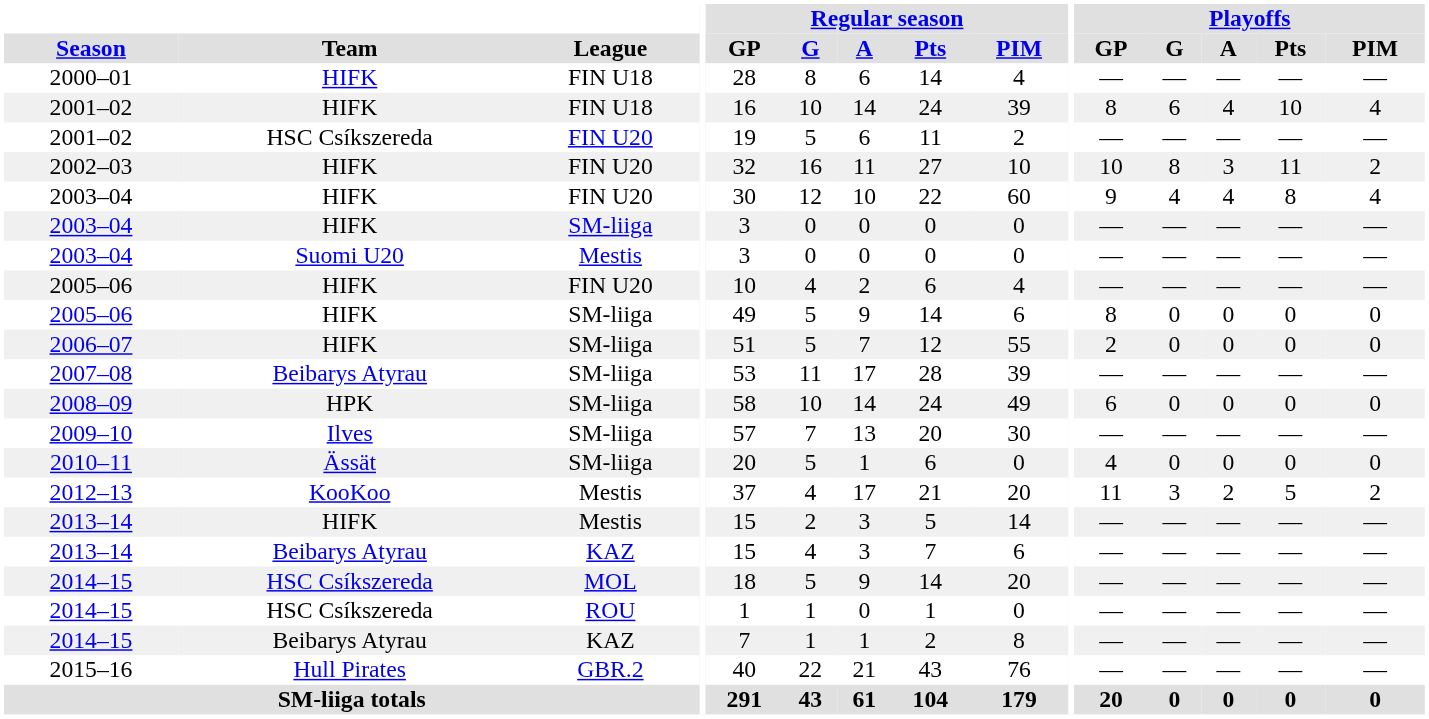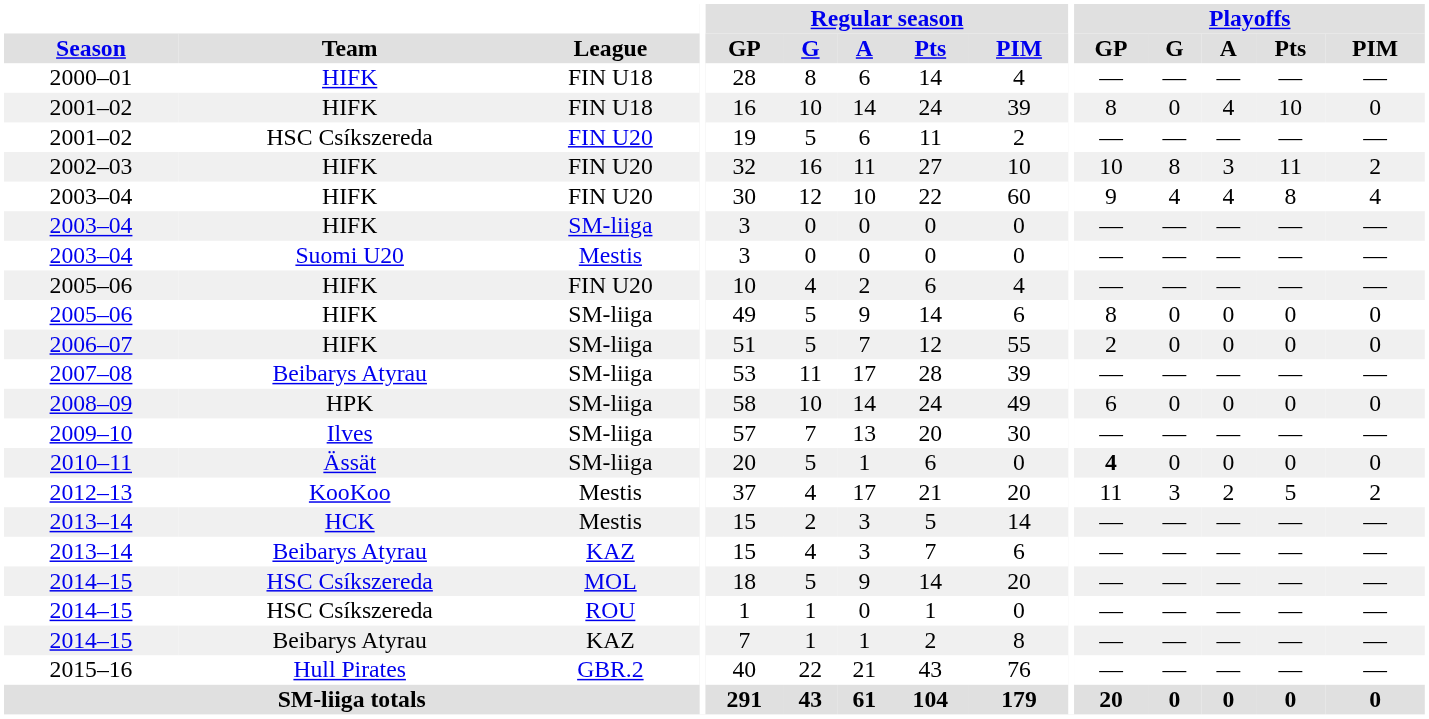(1174, 107) 6 -> (1174, 107) 0
(1375, 107) 4 -> (1375, 107) 0
(1111, 462) normal -> (1111, 462) bold
(350, 521) HIFK -> (350, 521) HCK
